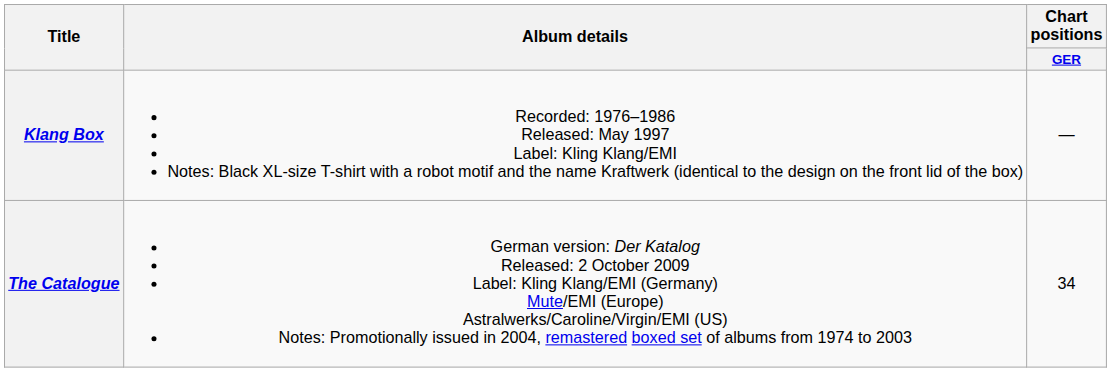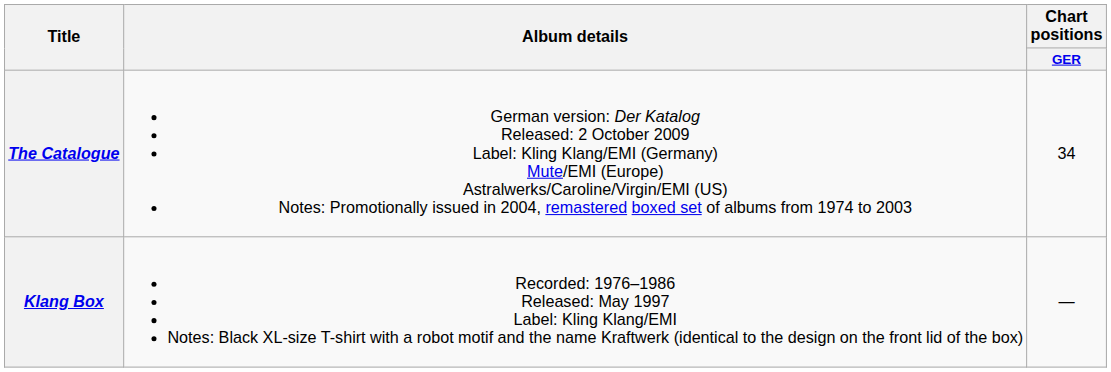rows swapped: (64, 135) <-> (64, 284)
